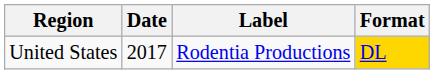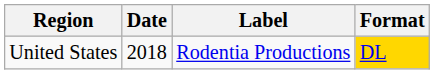(147, 52) 2017 -> (147, 52) 2018
